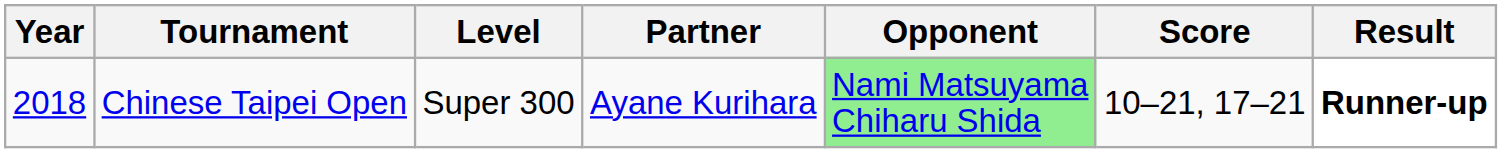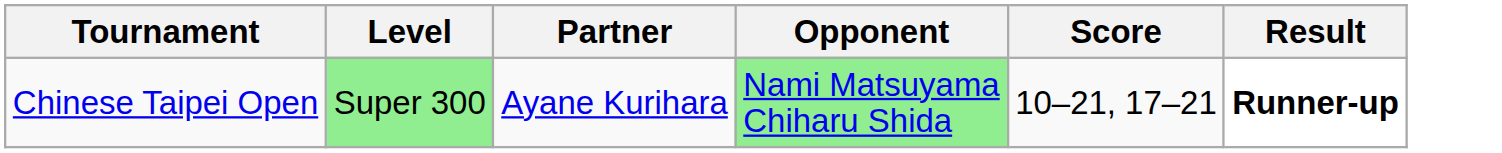- column: (50, 32)
(499, 102) no background -> (410, 102) lightgreen background
